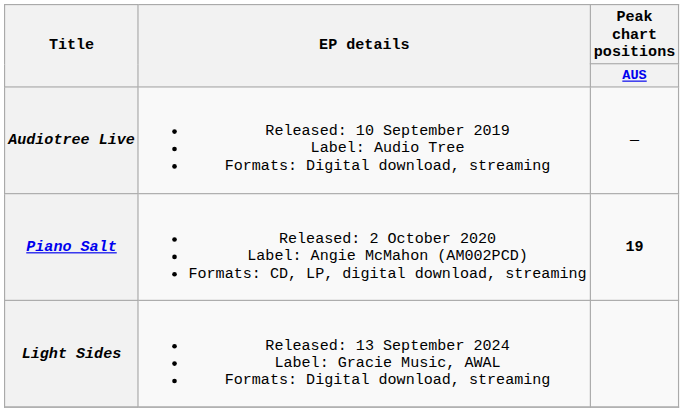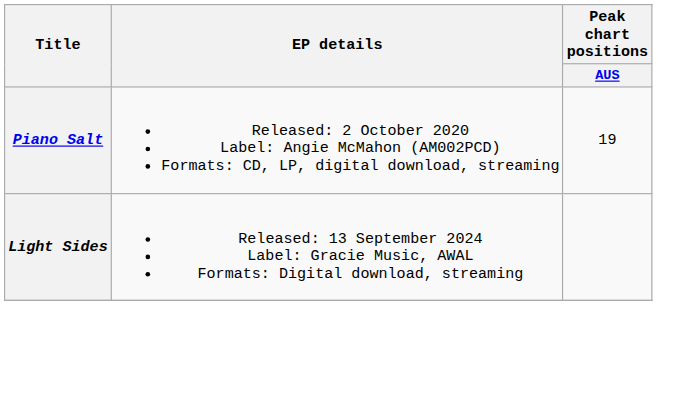- row: (72, 140)
(635, 247) bold -> (607, 140) normal
